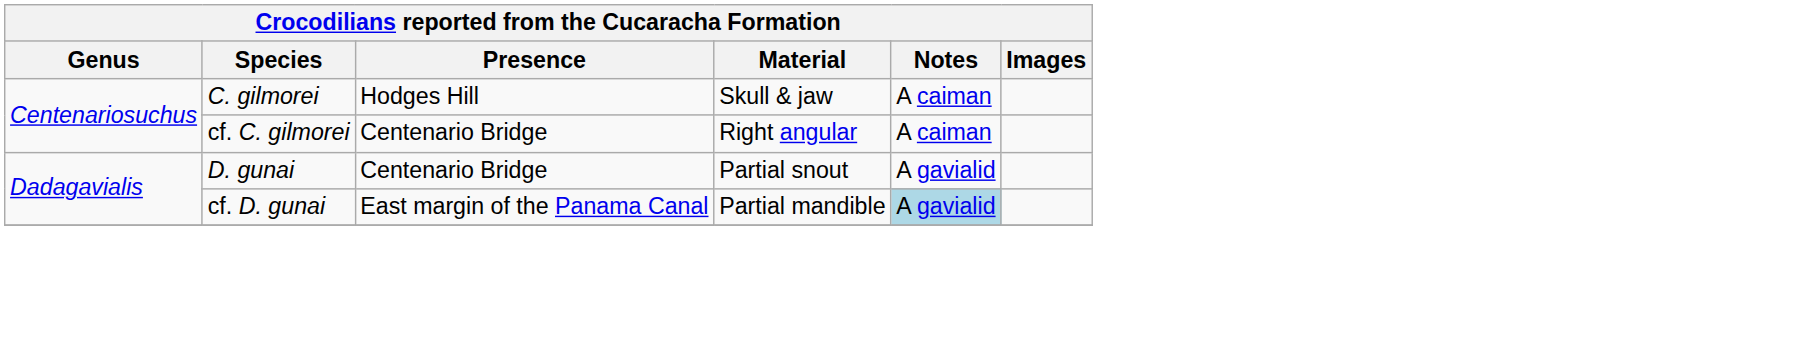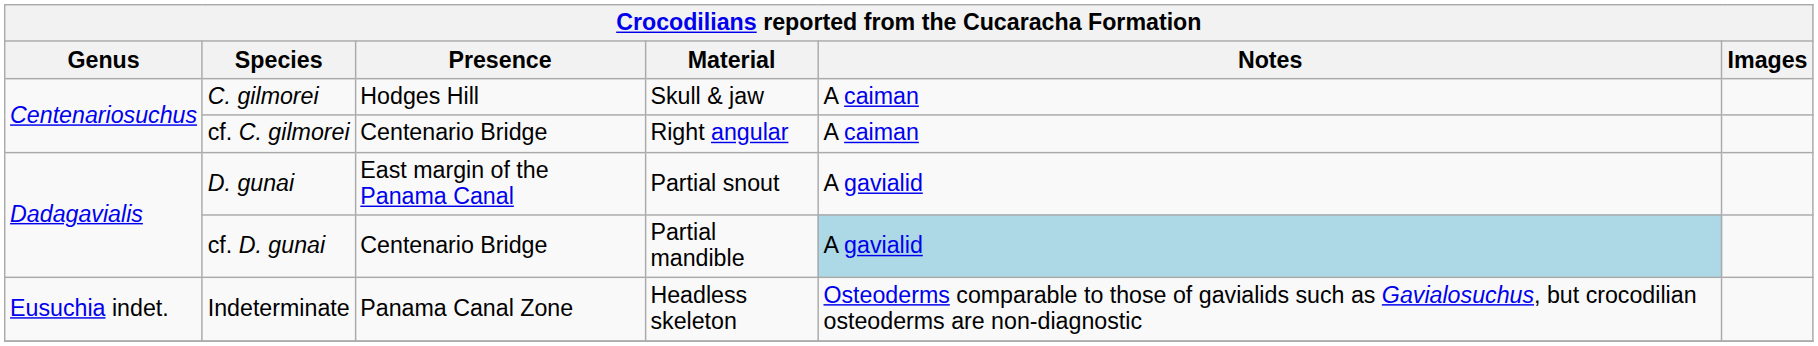(454, 170) Centenario Bridge -> (454, 183) East margin of the Panama Canal
(534, 206) East margin of the Panama Canal -> (454, 246) Centenario Bridge
+ row: (279, 308)
